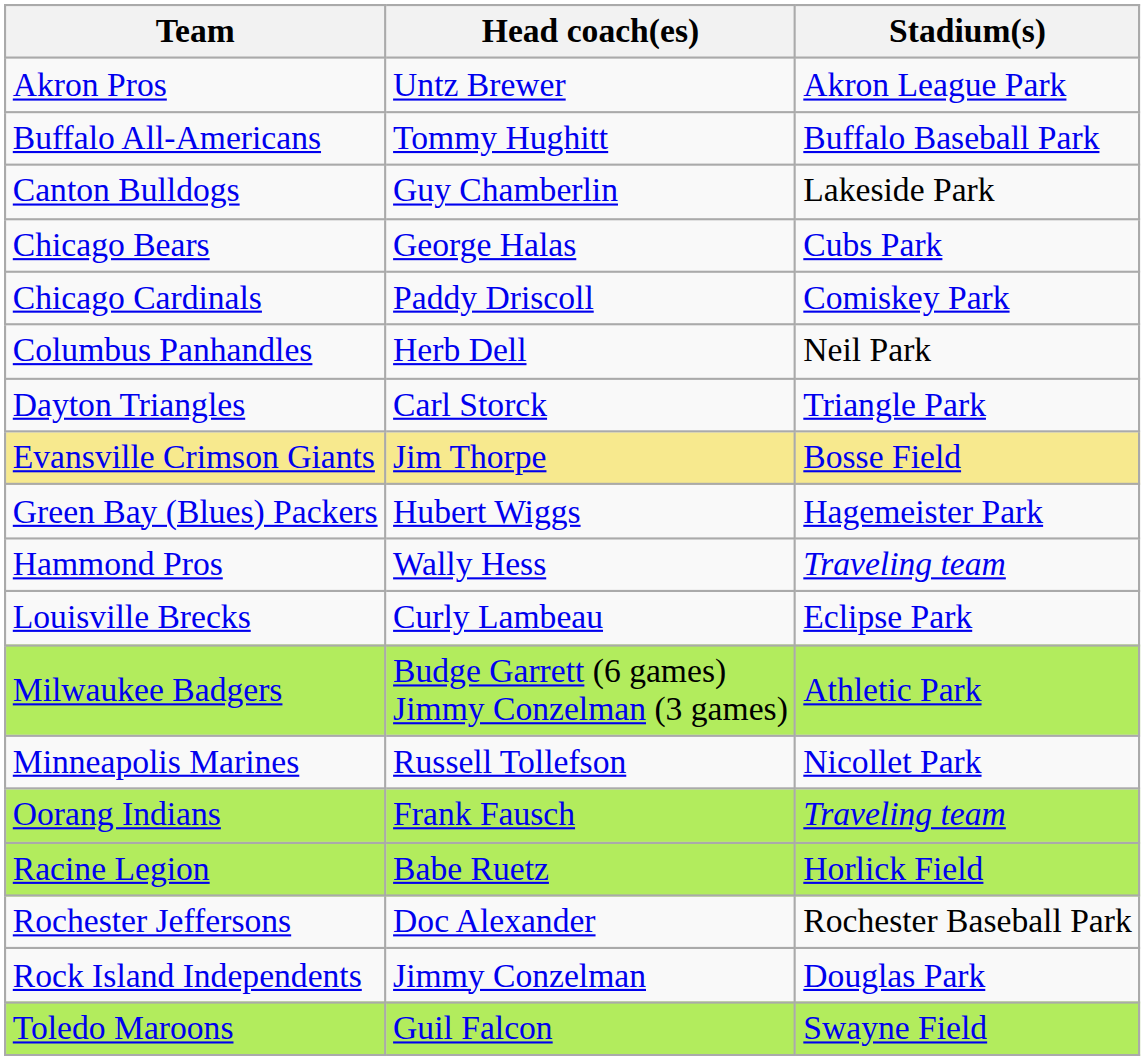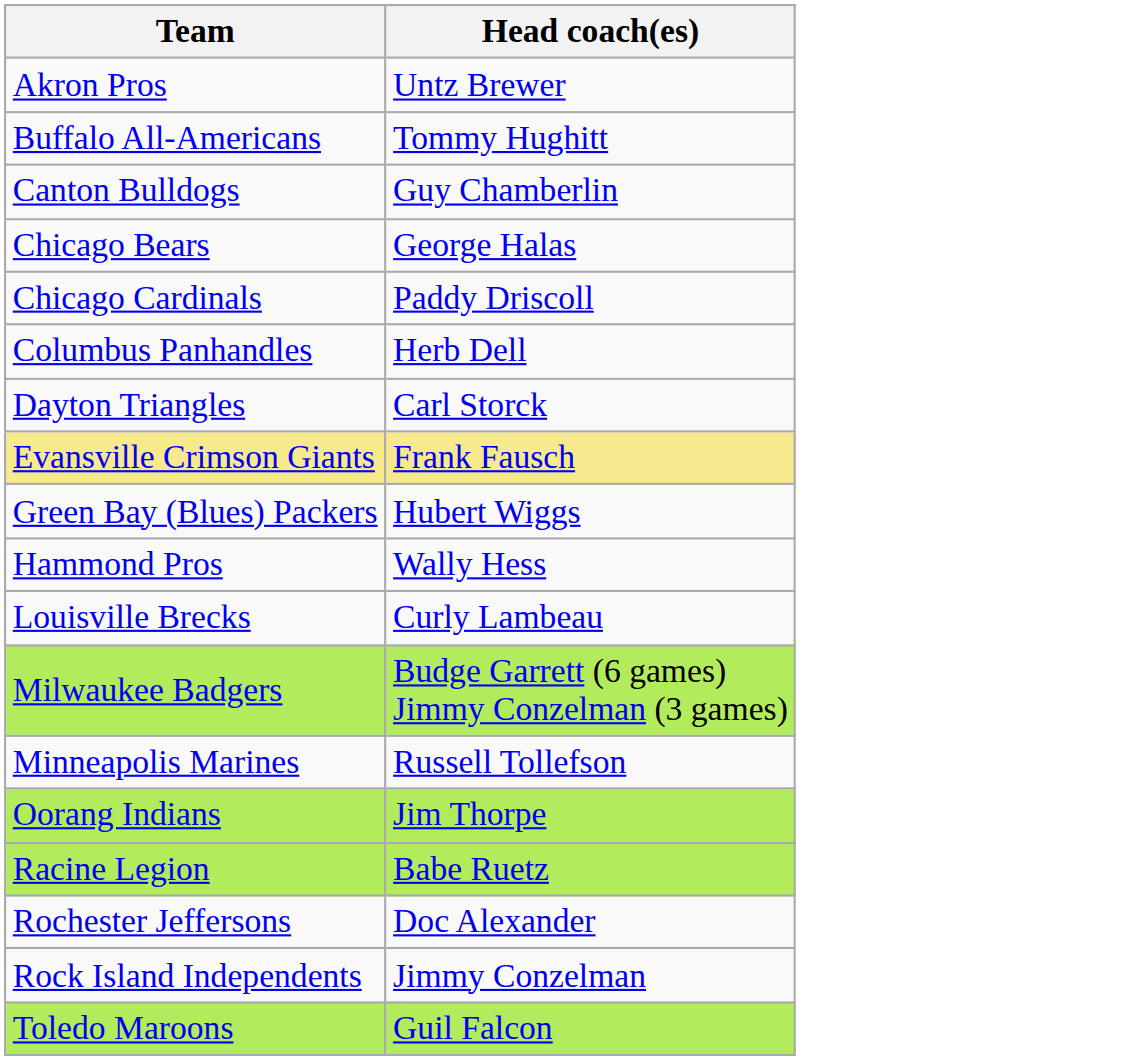- column: (968, 31)
(470, 457) Jim Thorpe -> (484, 457) Frank Fausch
(484, 814) Frank Fausch -> (470, 814) Jim Thorpe
